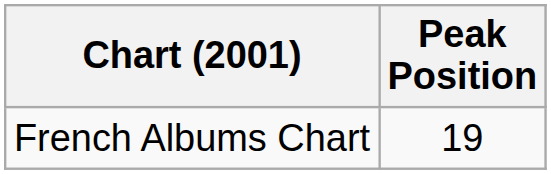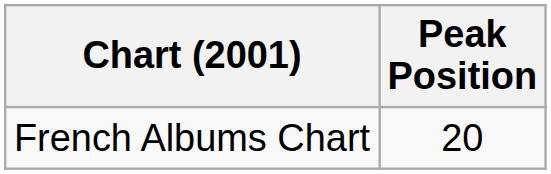(462, 137) 19 -> (462, 137) 20
